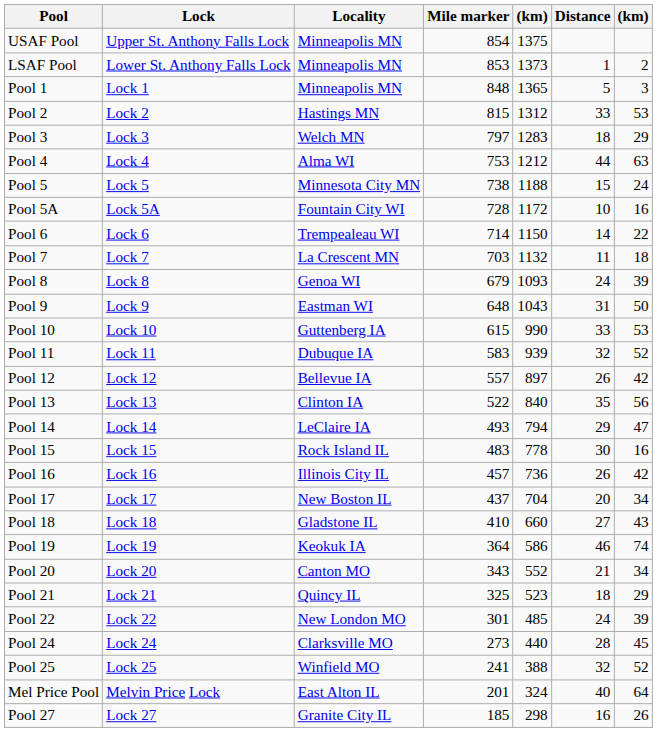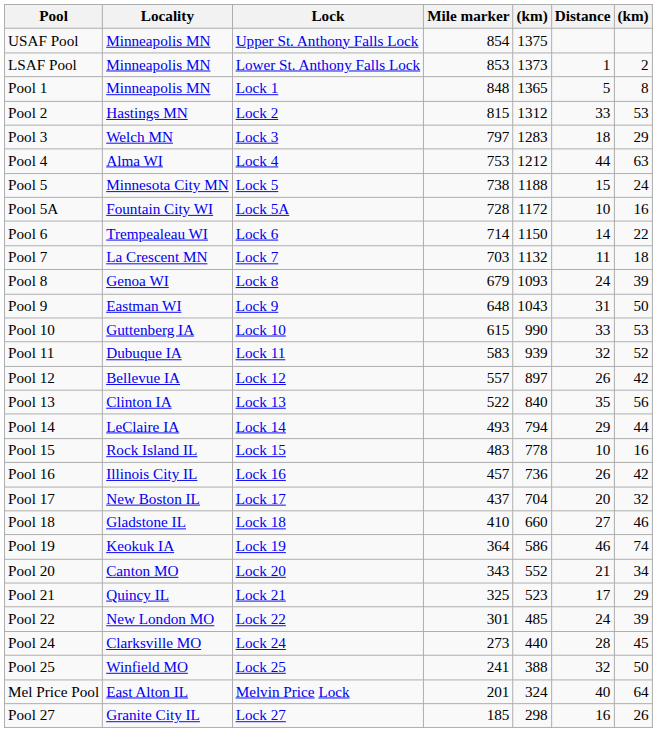columns swapped: (359, 16) <-> (198, 16)
(645, 88) 3 -> (645, 88) 8
(641, 426) 47 -> (641, 426) 44
(603, 450) 30 -> (603, 450) 10
(641, 498) 34 -> (641, 498) 32
(641, 522) 43 -> (641, 522) 46
(603, 595) 18 -> (603, 595) 17
(641, 667) 52 -> (641, 667) 50
